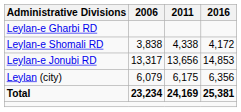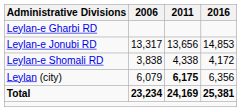rows swapped: (52, 61) <-> (55, 45)
(185, 77) normal -> (185, 77) bold
